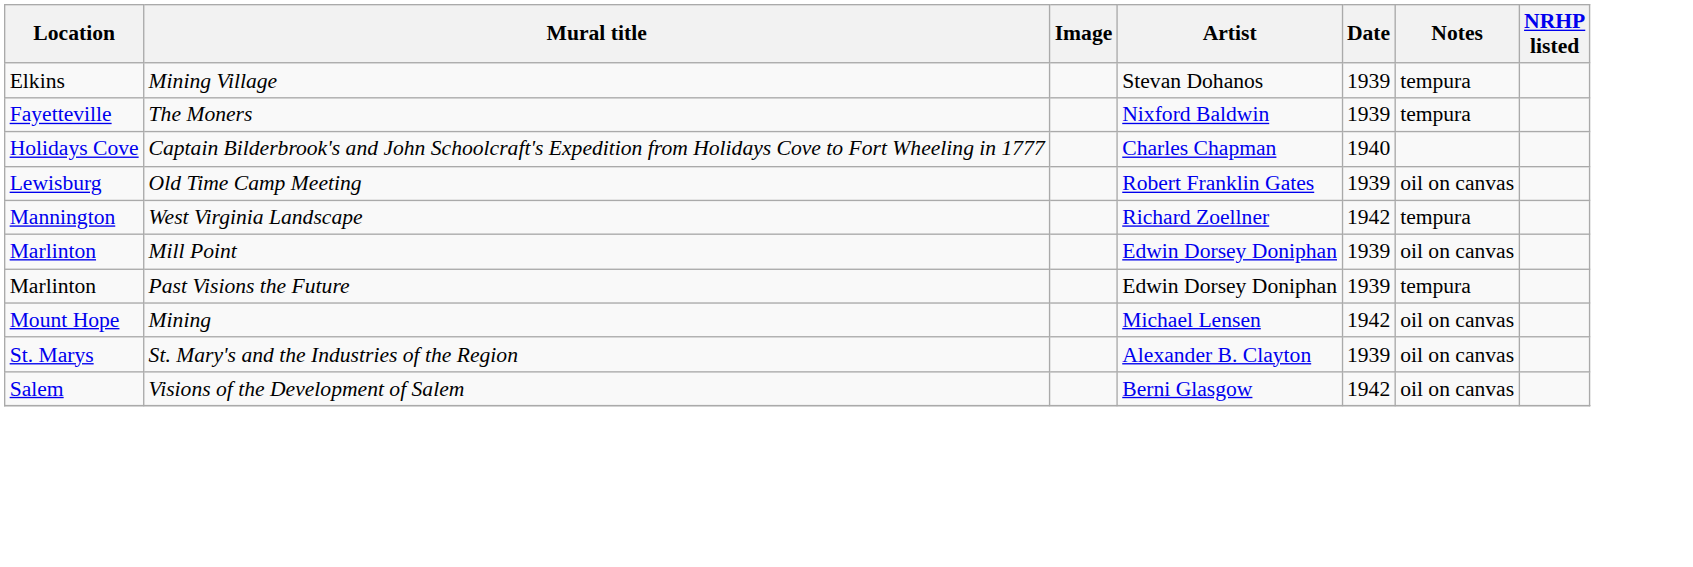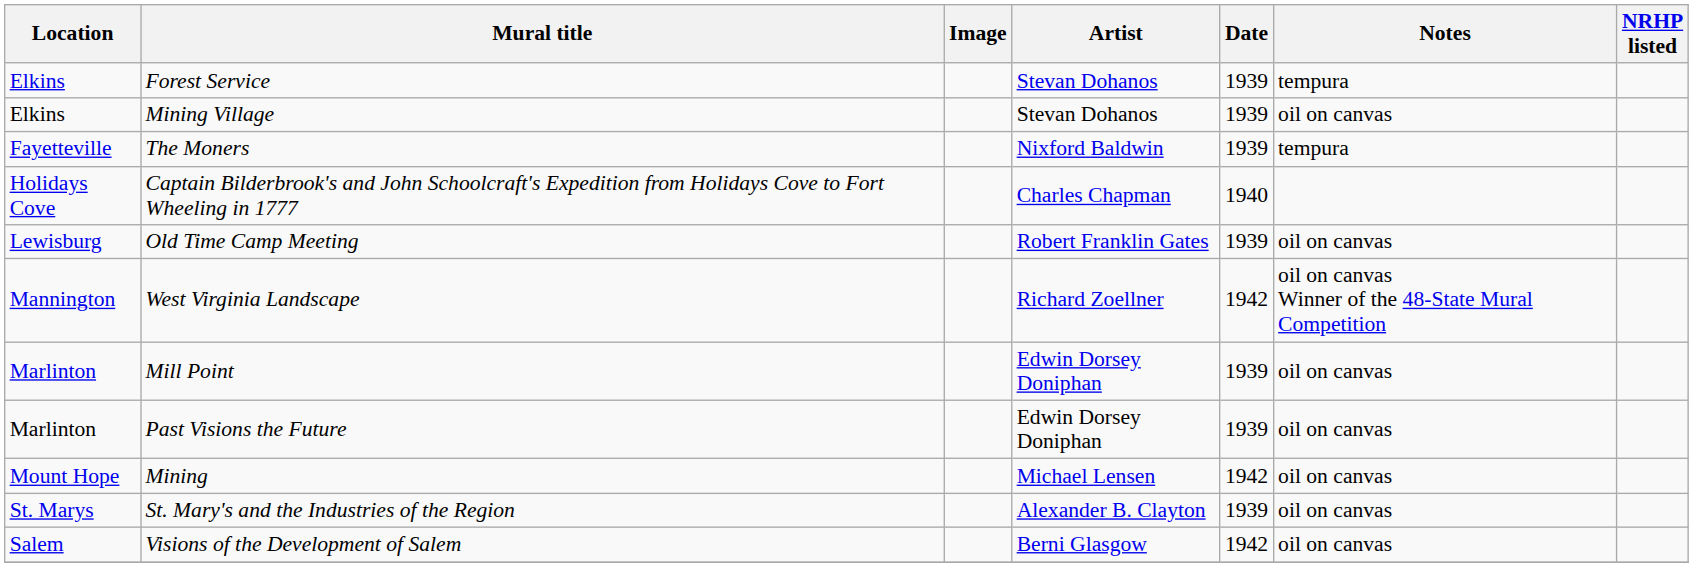+ row: (208, 80)
(1436, 80) tempura -> (1335, 114) oil on canvas
(1436, 217) tempura -> (1405, 300) oil on canvas Winner of the 48-State Mural Competition
(1436, 285) tempura -> (1335, 429) oil on canvas
